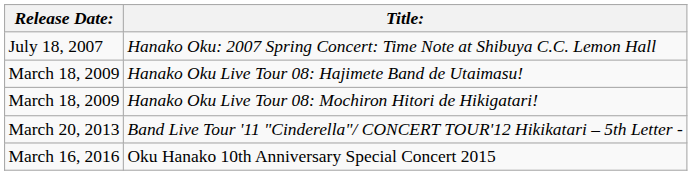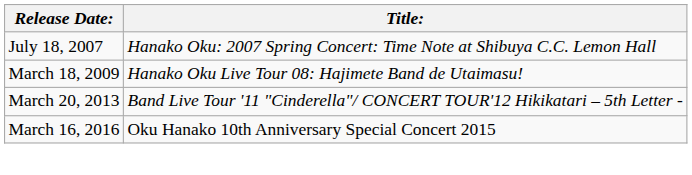- row: (333, 101)
